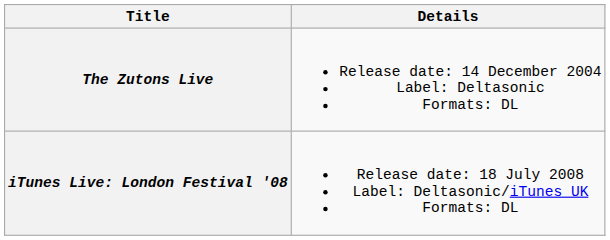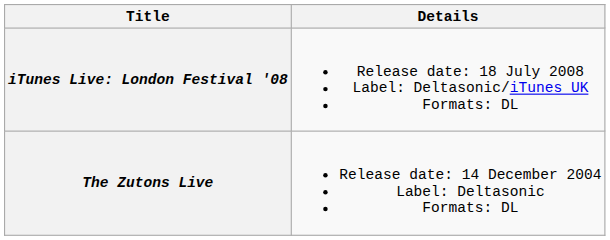rows swapped: (148, 80) <-> (148, 183)
